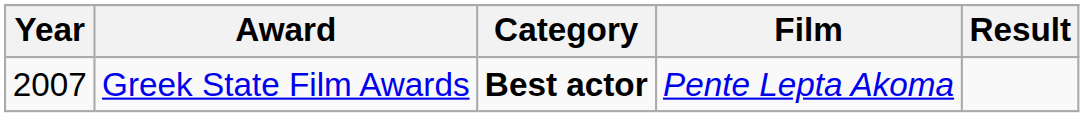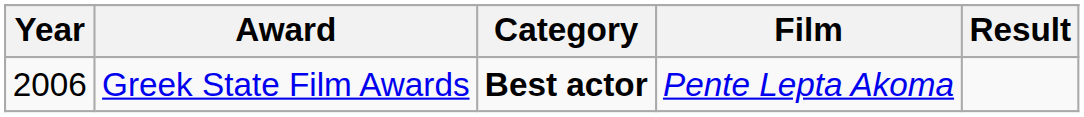(50, 83) 2007 -> (50, 83) 2006
